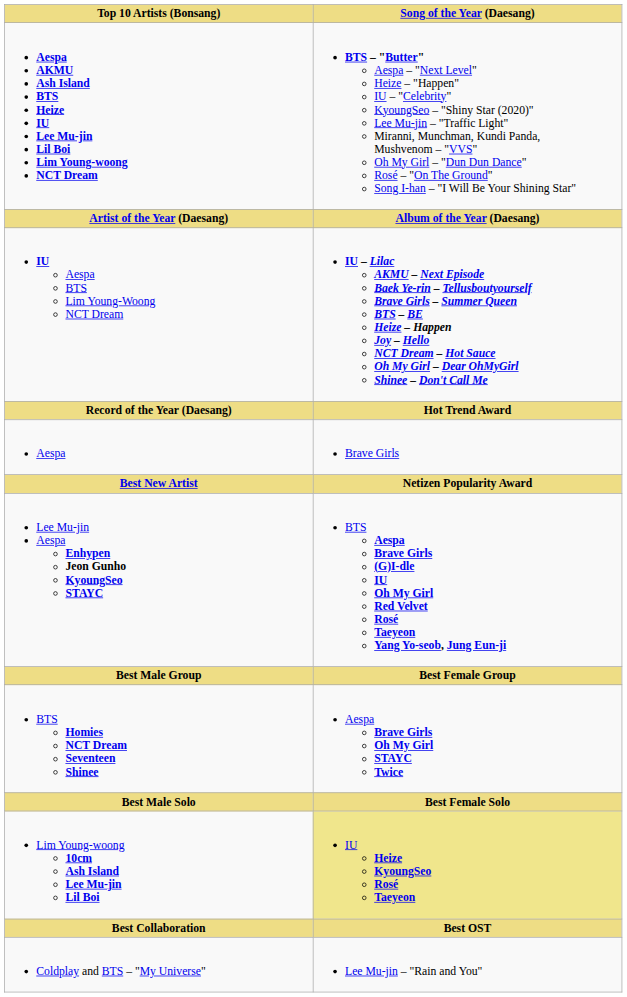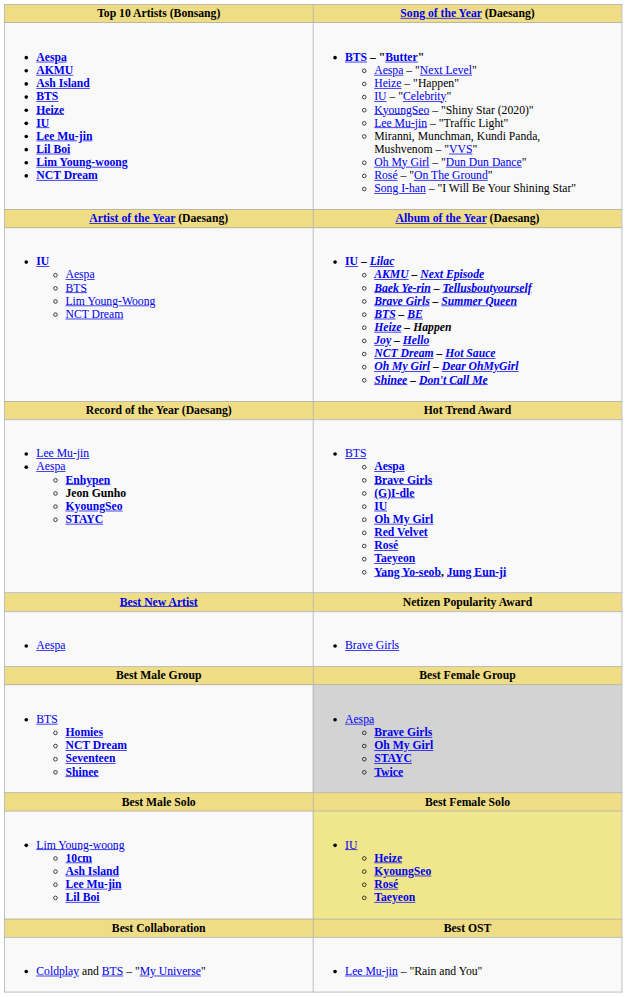rows swapped: (159, 454) <-> (159, 560)
(467, 745) no background -> (467, 745) lightgrey background
